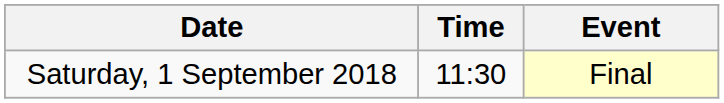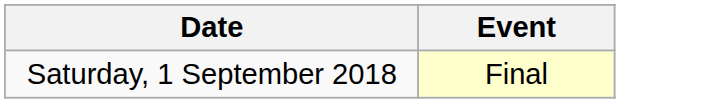- column: (471, 27)
